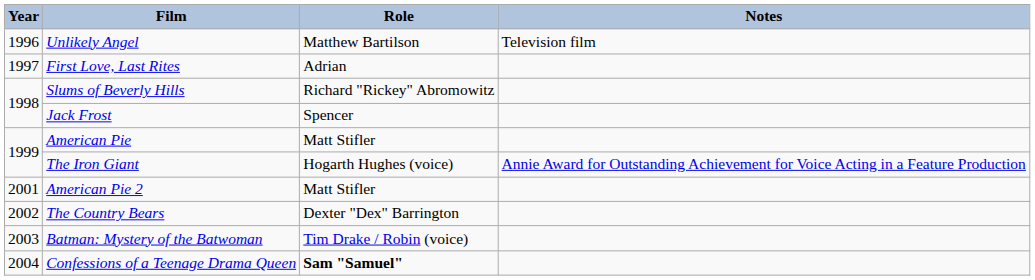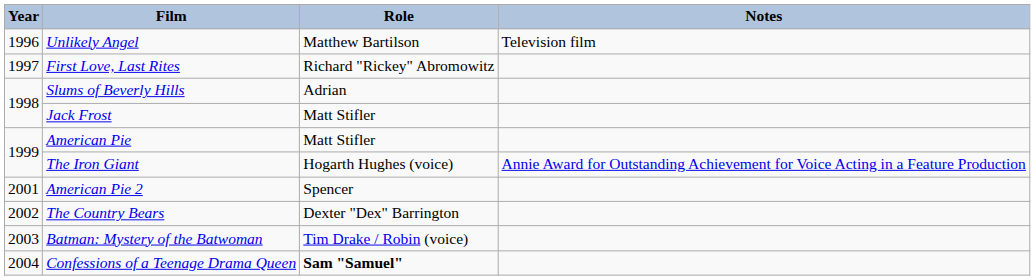(325, 66) Adrian -> (399, 66) Richard "Rickey" Abromowitz
(399, 90) Richard "Rickey" Abromowitz -> (325, 90) Adrian
(328, 115) Spencer -> (339, 115) Matt Stifler
(339, 189) Matt Stifler -> (328, 189) Spencer
